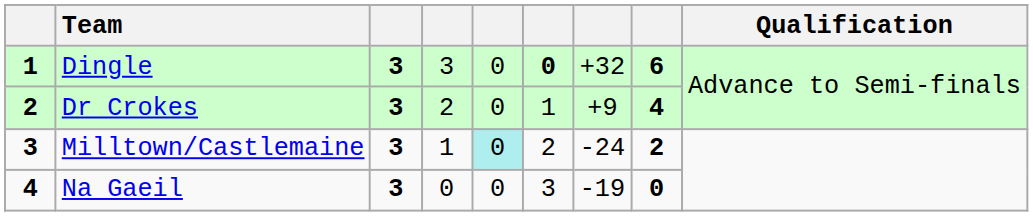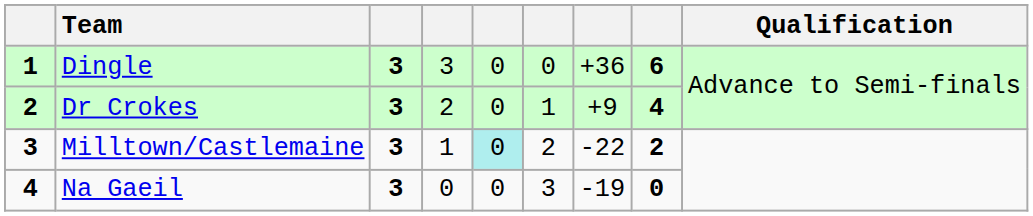(548, 67) bold -> (548, 67) normal
(602, 67) +32 -> (602, 67) +36
(602, 149) -24 -> (602, 149) -22
